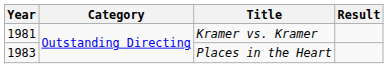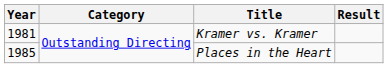(22, 53) 1983 -> (22, 53) 1985
